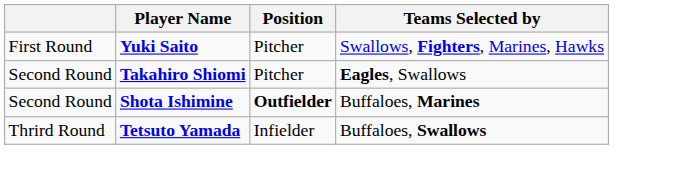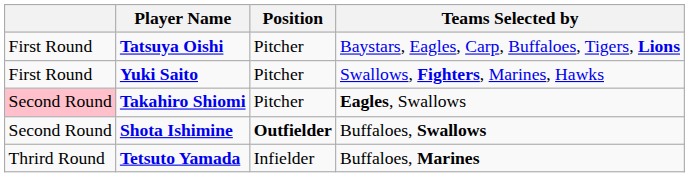+ row: (172, 46)
(60, 74) no background -> (60, 102) pink background
(410, 102) Buffaloes, Marines -> (413, 130) Buffaloes, Swallows
(413, 130) Buffaloes, Swallows -> (410, 158) Buffaloes, Marines
